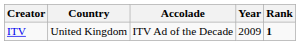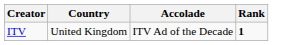- column: (250, 13)
